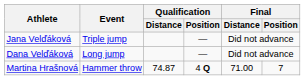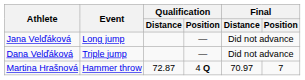(104, 40) Triple jump -> (103, 40) Long jump
(103, 54) Long jump -> (104, 54) Triple jump
(164, 68) 74.87 -> (164, 68) 72.87
(242, 68) 71.00 -> (242, 68) 70.97
